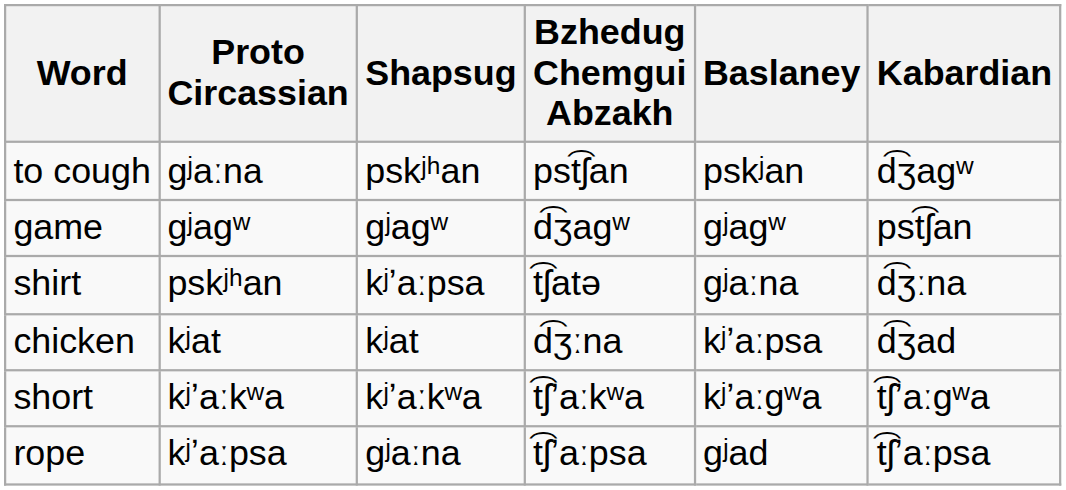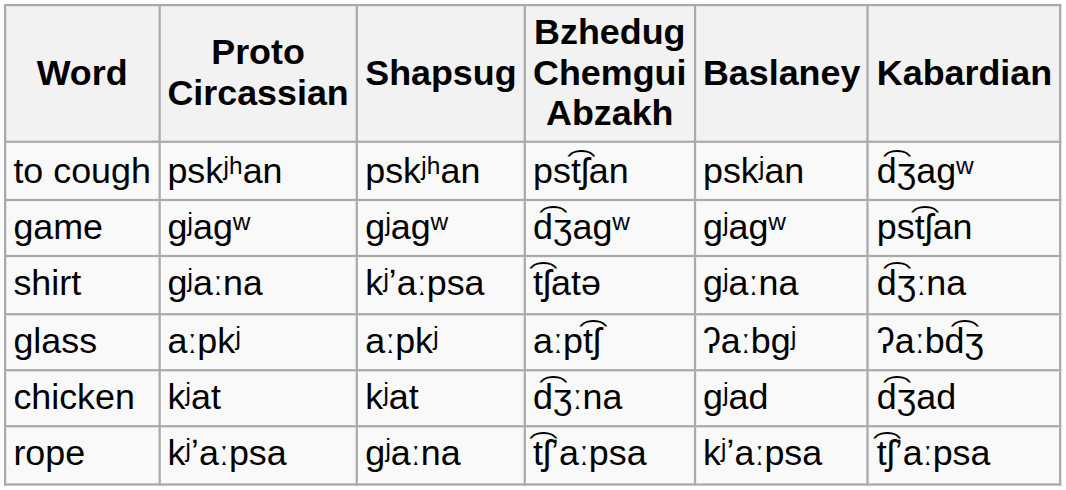(215, 170) ɡʲaːna -> (225, 170) pskʲʰan
(225, 284) pskʲʰan -> (215, 284) ɡʲaːna
+ row: (55, 340)
(763, 340) kʲʼaːpsa -> (736, 397) ɡʲad
- row: (53, 397)
(736, 454) ɡʲad -> (763, 454) kʲʼaːpsa
